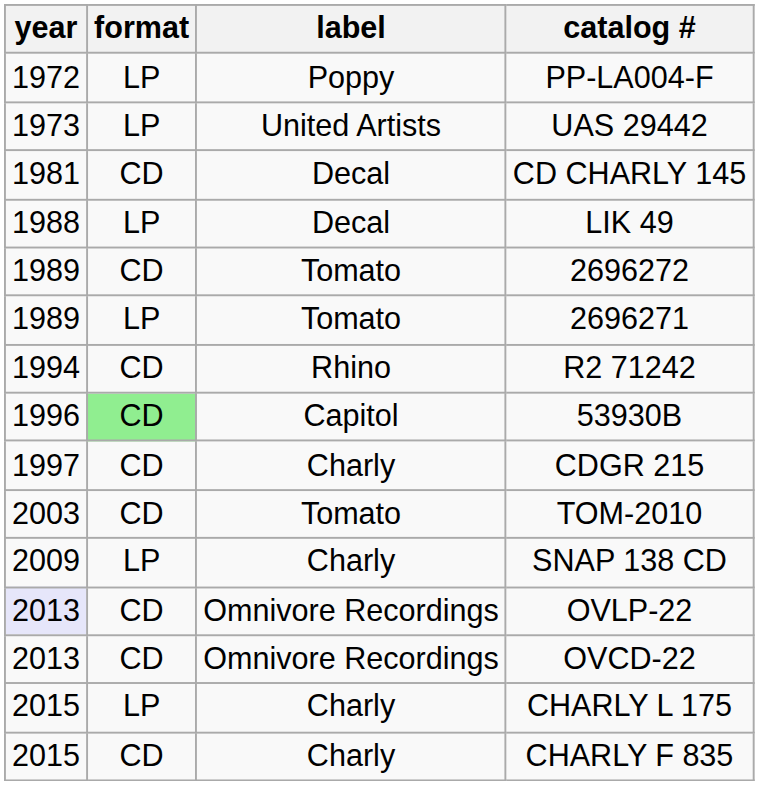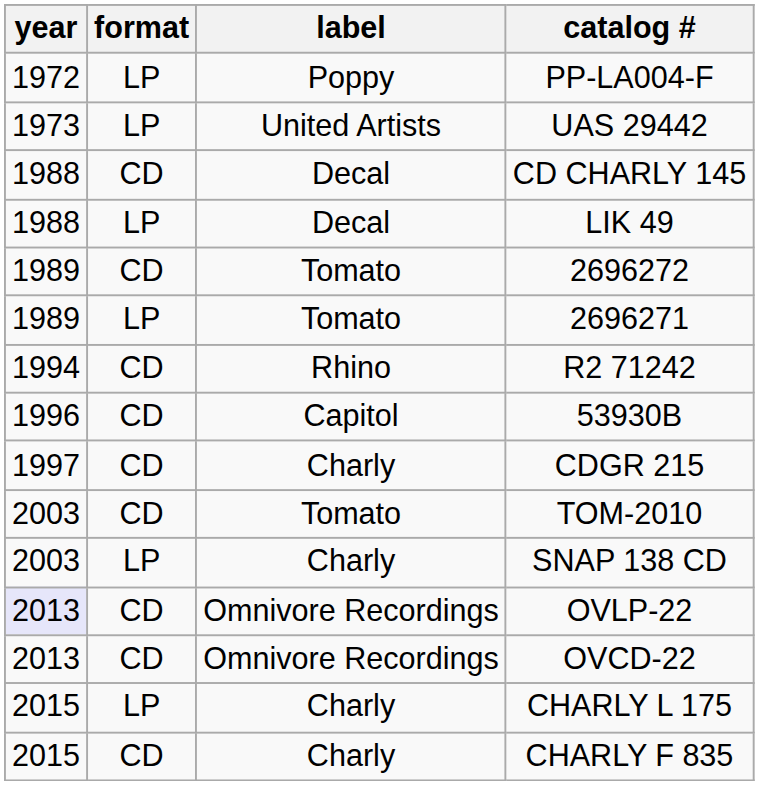(46, 174) 1981 -> (46, 174) 1988
(142, 416) lightgreen background -> (142, 416) no background
(46, 561) 2009 -> (46, 561) 2003
